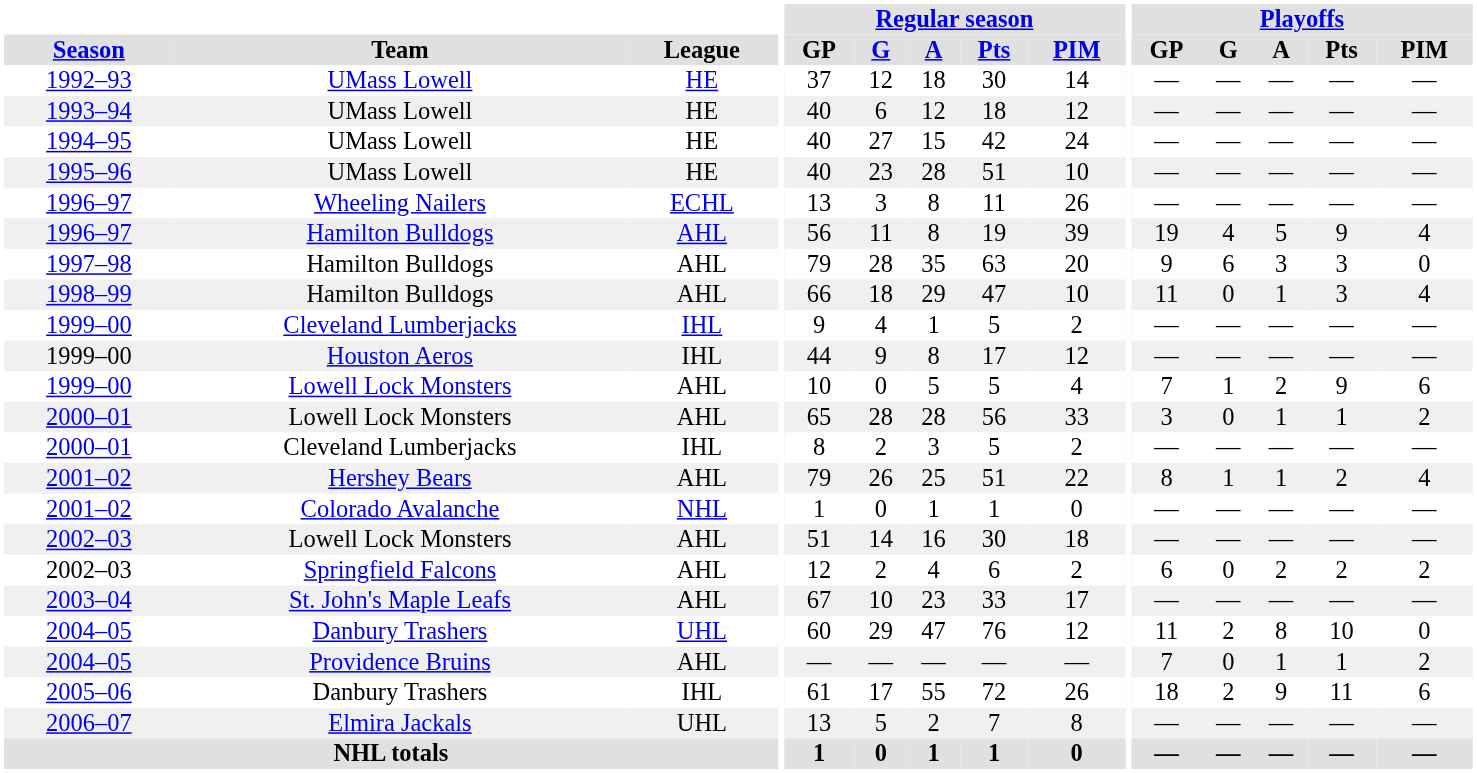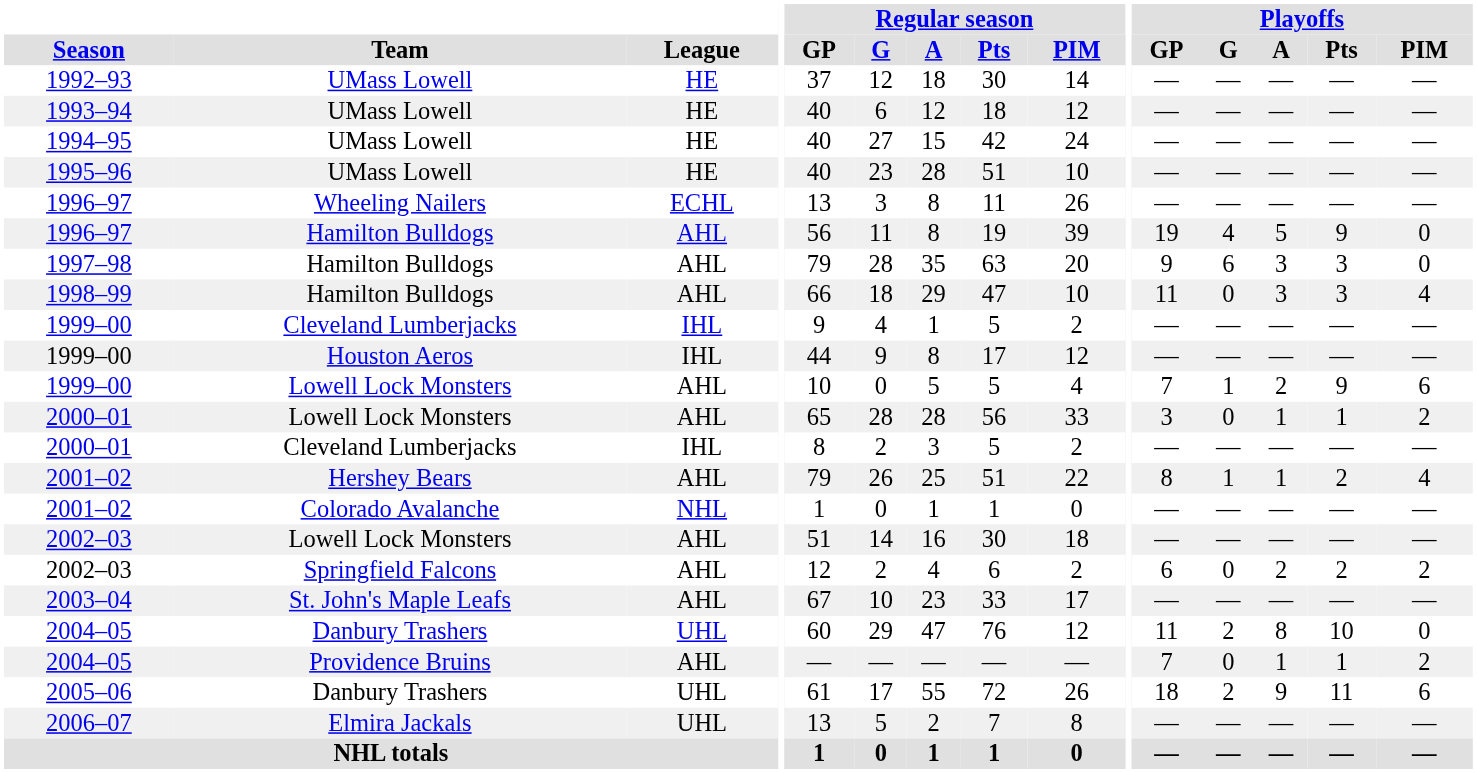(1424, 233) 4 -> (1424, 233) 0
(1281, 294) 1 -> (1281, 294) 3
(702, 692) IHL -> (702, 692) UHL
